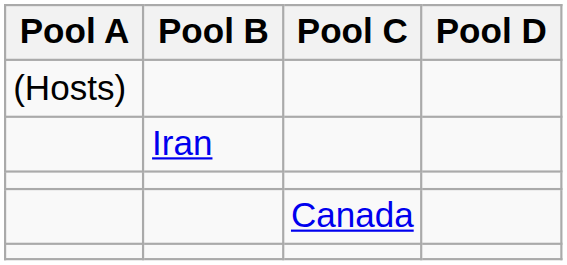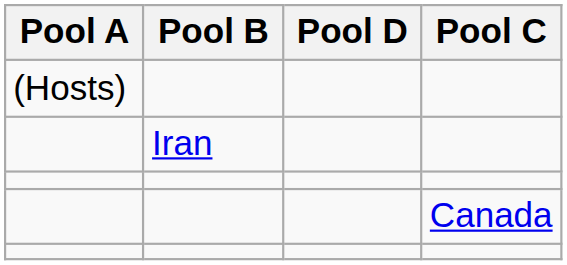columns swapped: (352, 32) <-> (491, 32)
